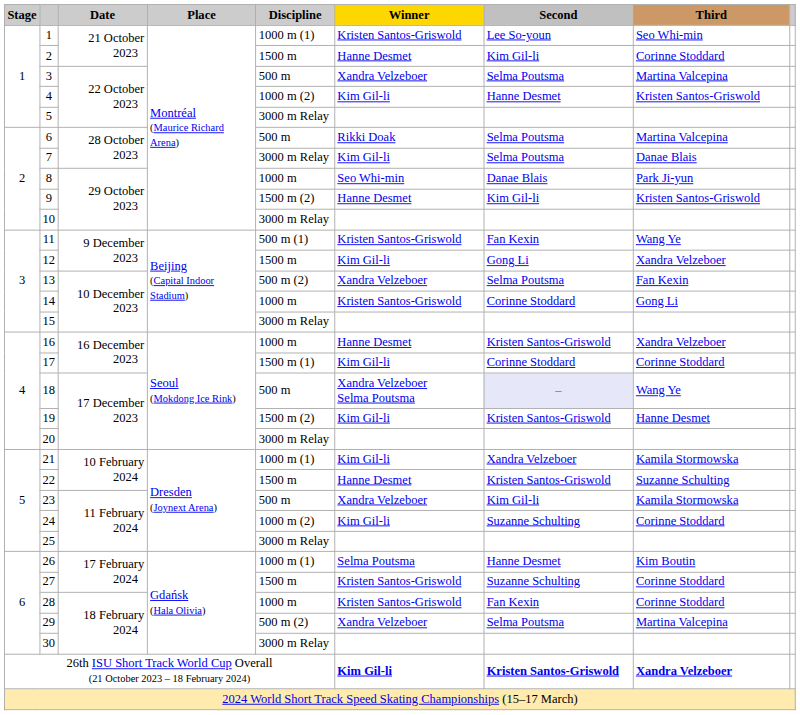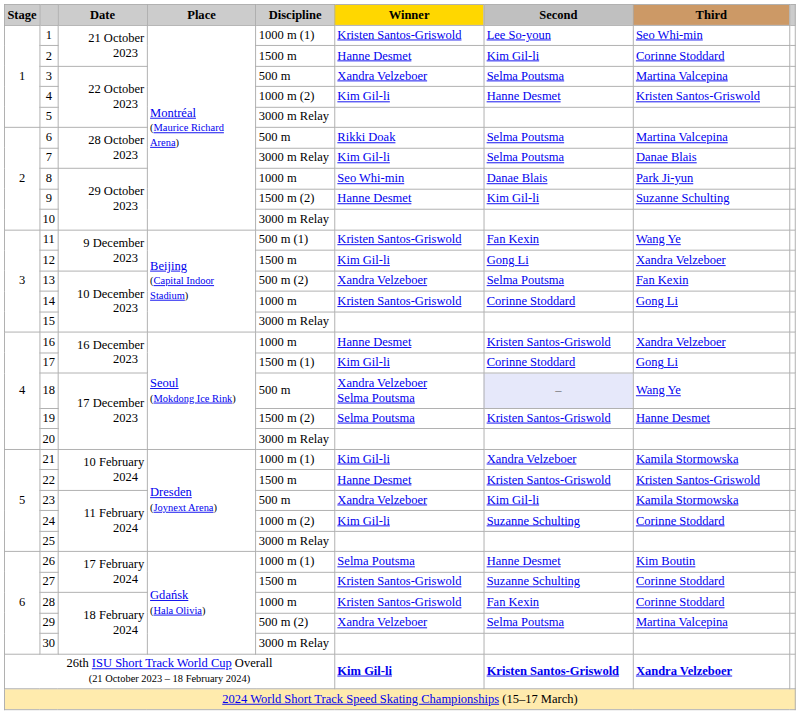(698, 198) Kristen Santos-Griswold -> (683, 198) Suzanne Schulting
(680, 362) Corinne Stoddard -> (657, 362) Gong Li
(364, 418) Kim Gil-li -> (376, 418) Selma Poutsma
(683, 479) Suzanne Schulting -> (698, 479) Kristen Santos-Griswold
